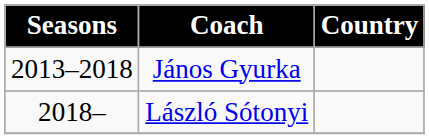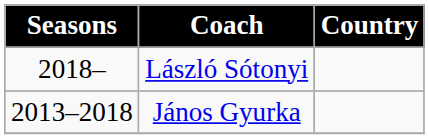rows swapped: (227, 68) <-> (227, 111)
